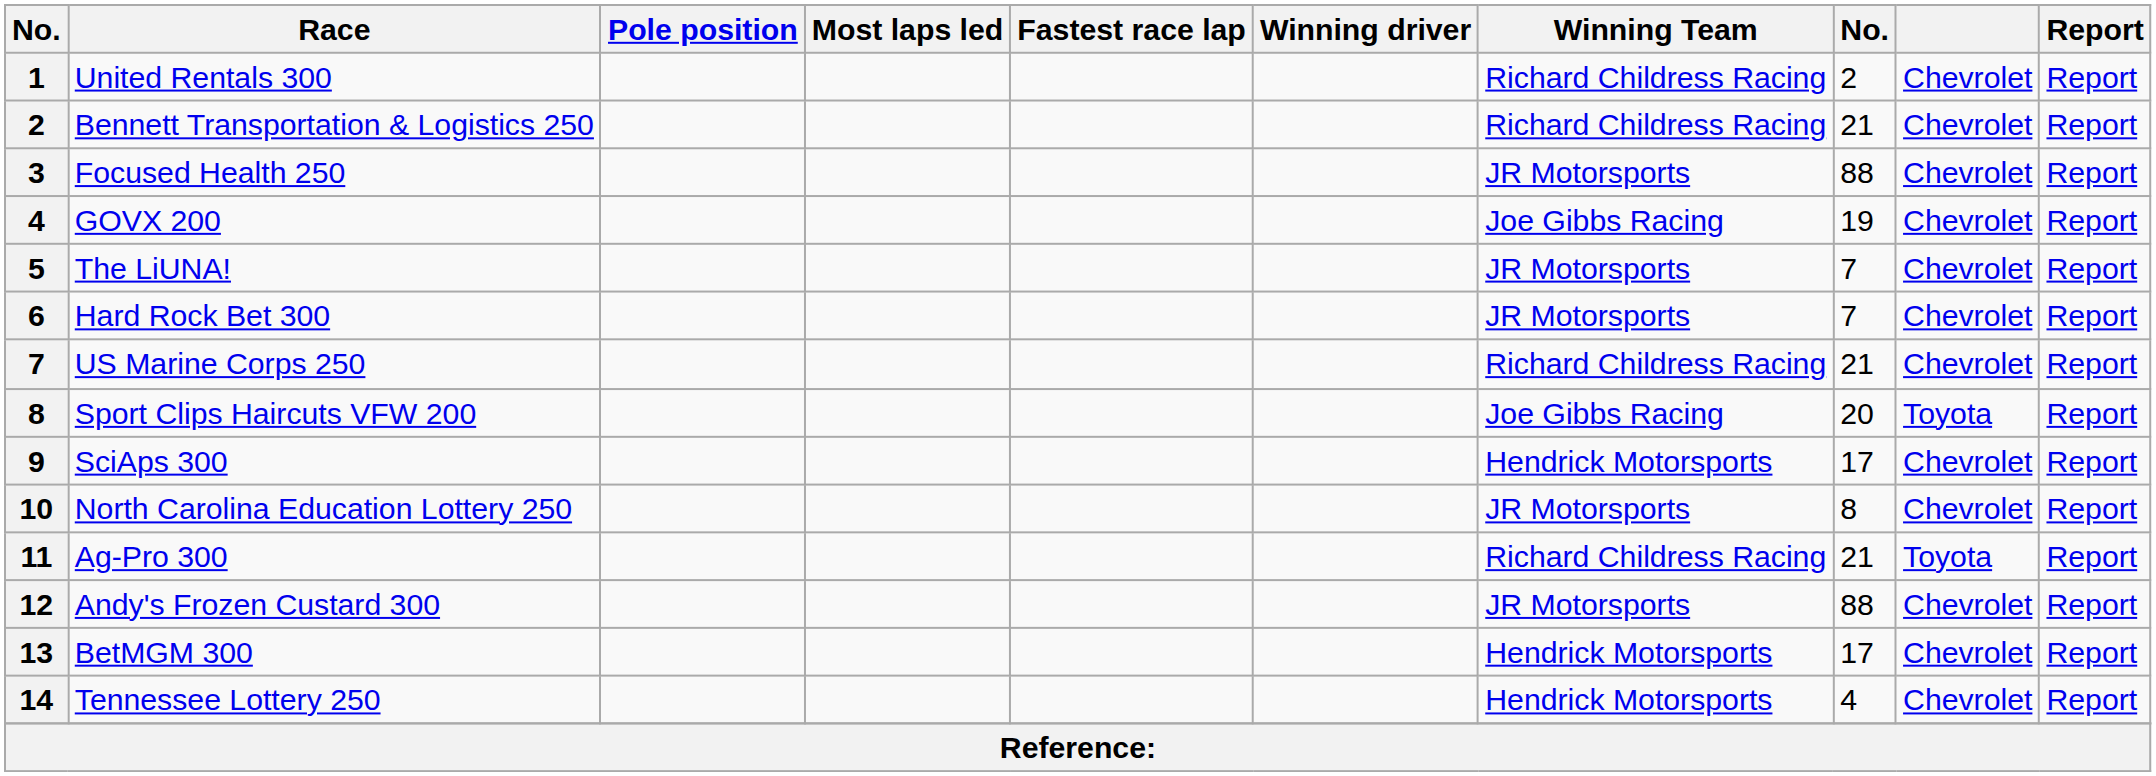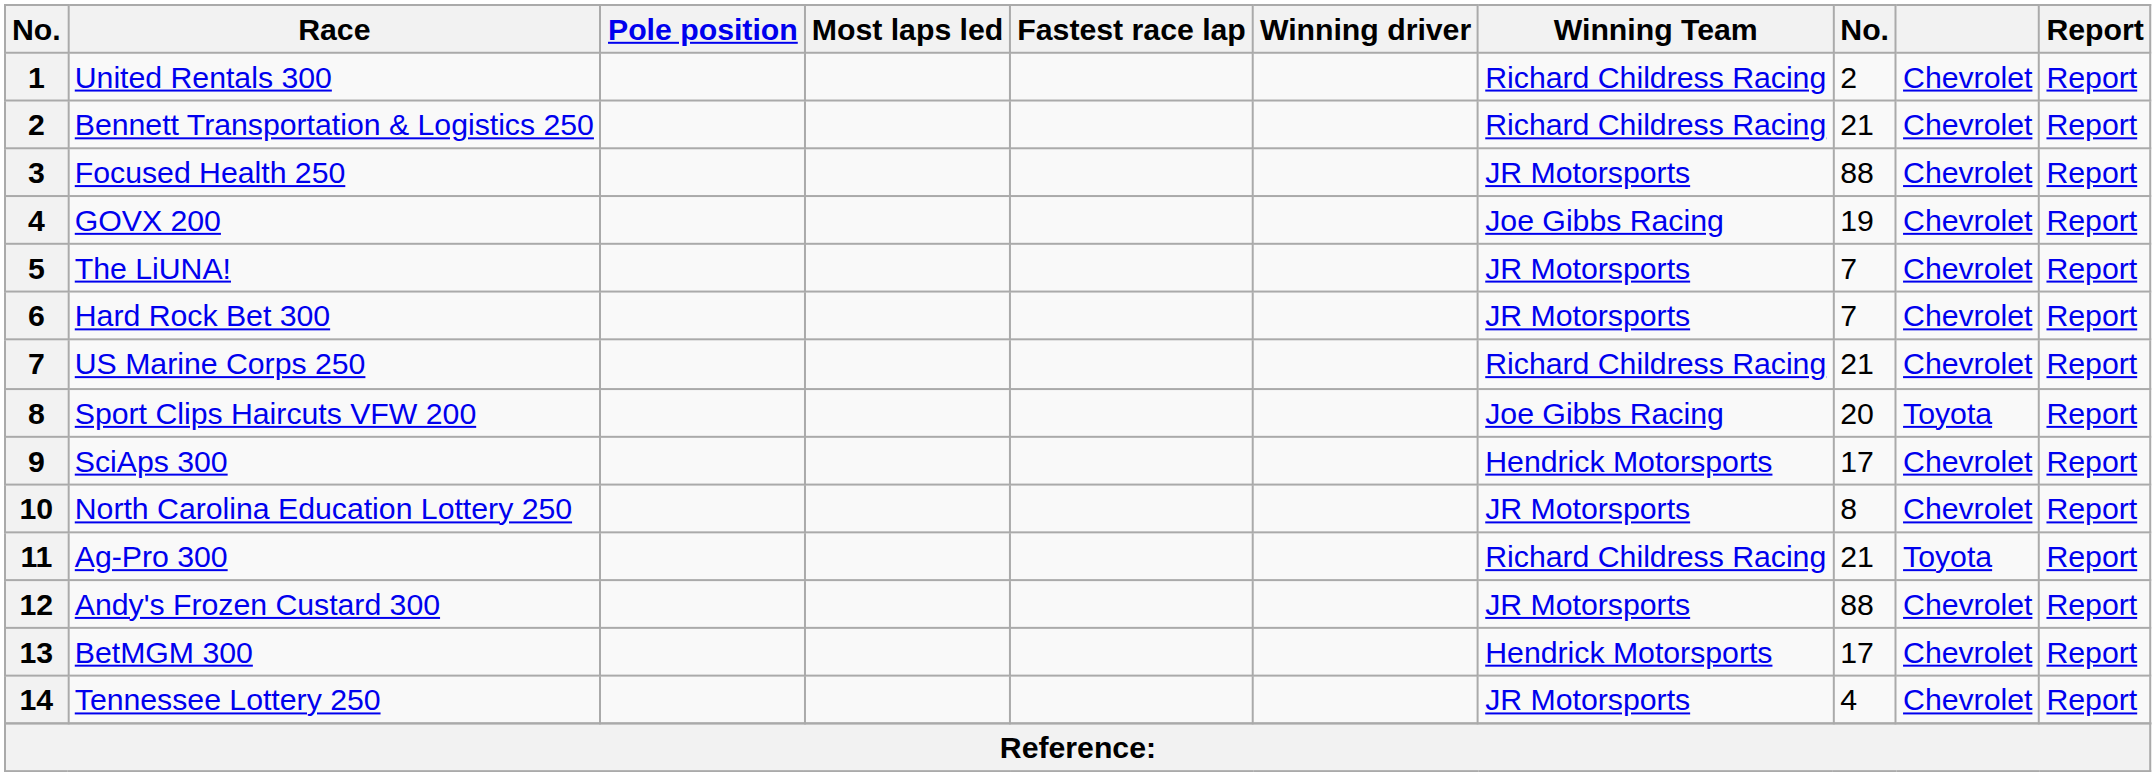(1629, 700) Hendrick Motorsports -> (1588, 700) JR Motorsports
